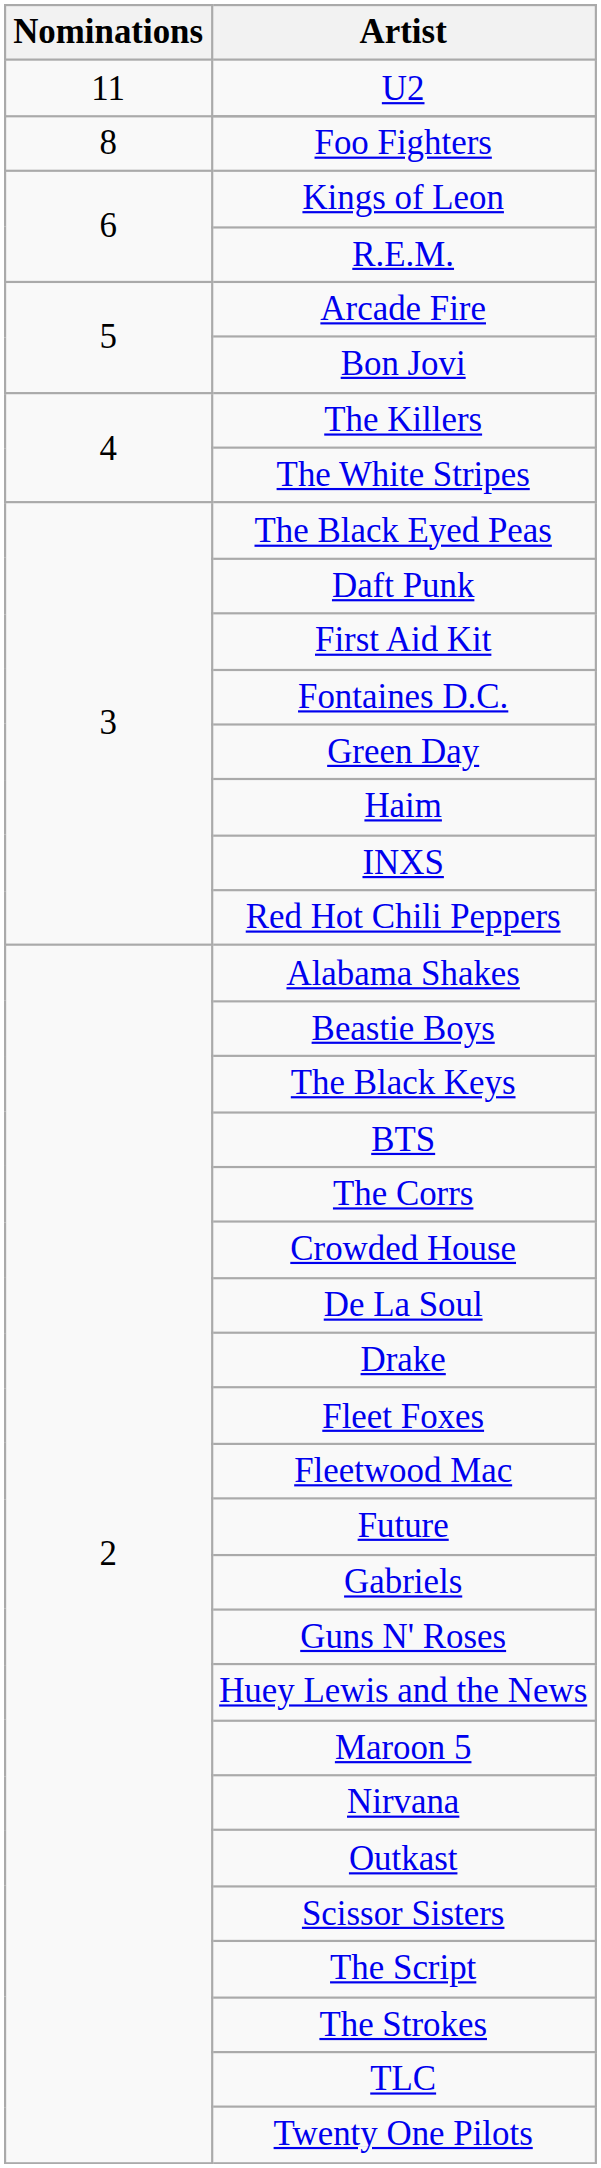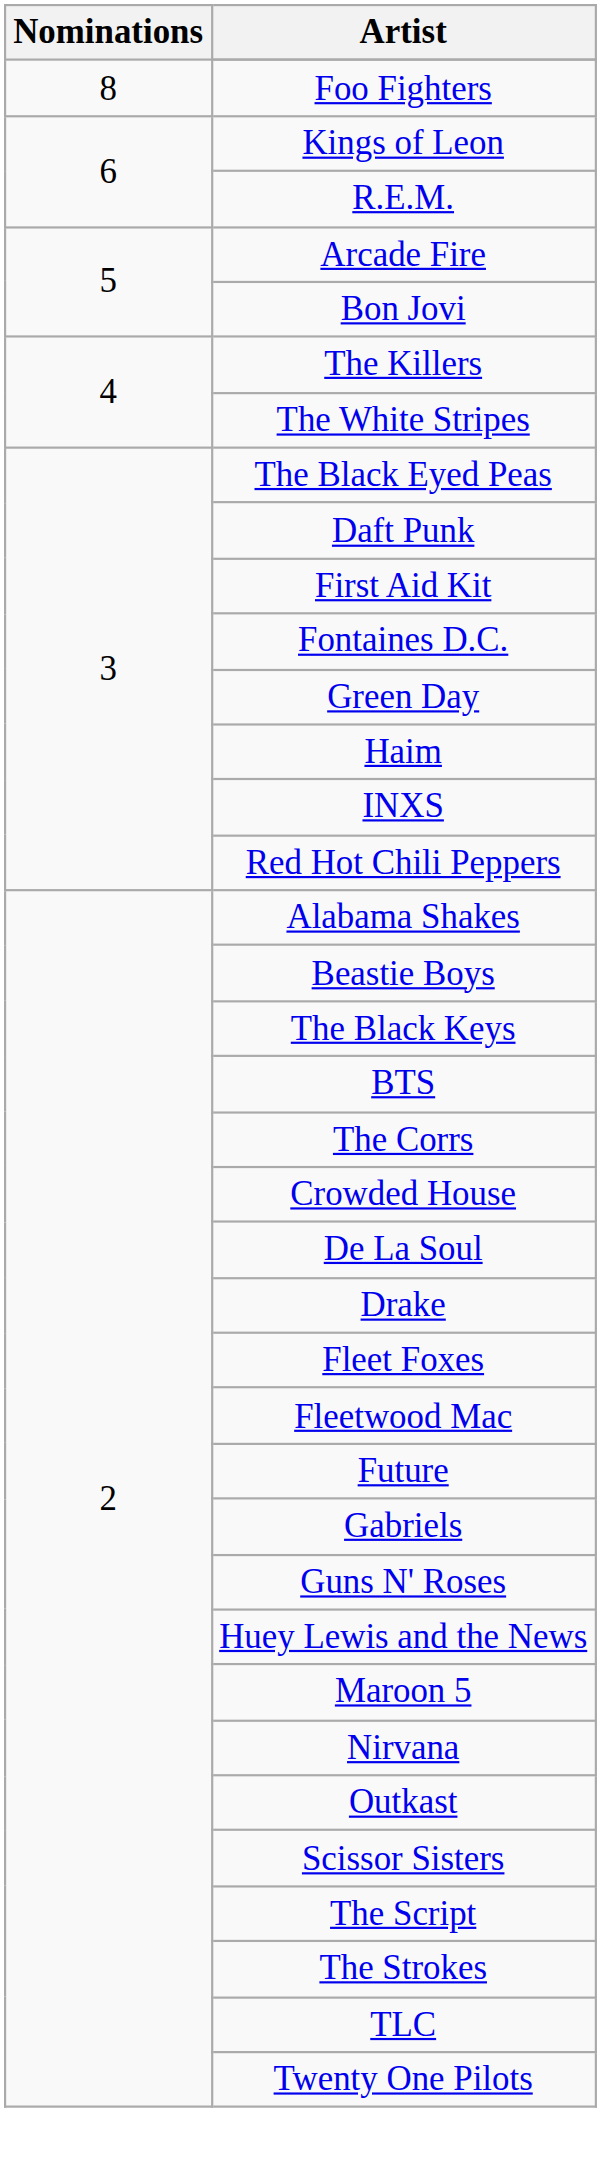- row: (403, 87)
